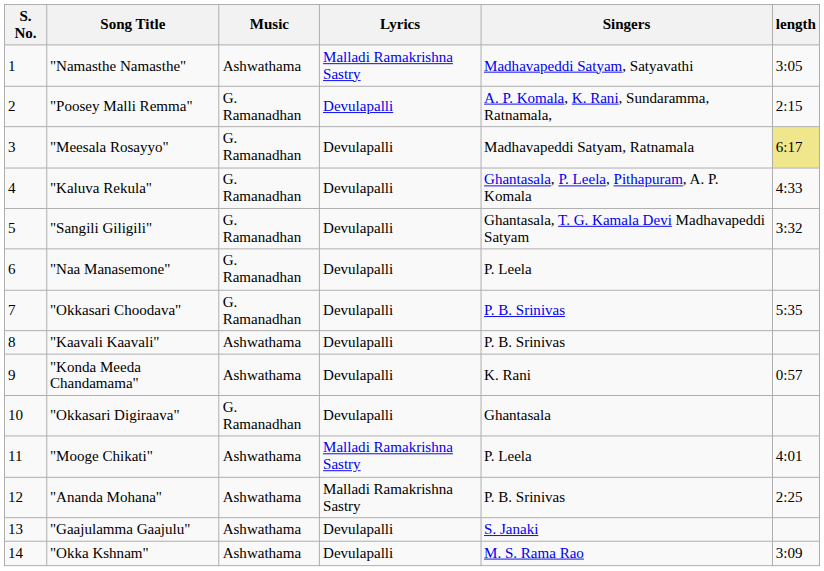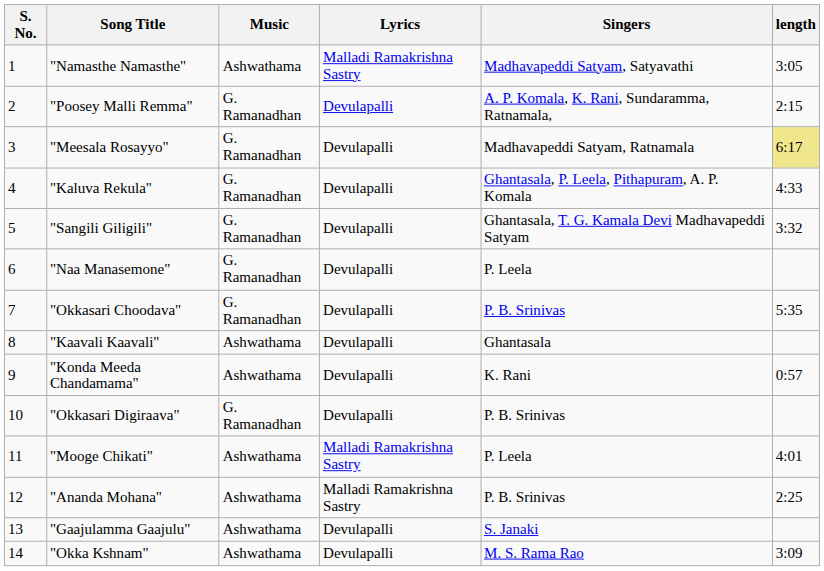(525, 342) P. B. Srinivas -> (517, 342) Ghantasala
(517, 415) Ghantasala -> (525, 415) P. B. Srinivas
